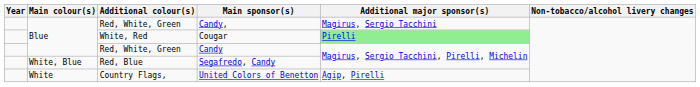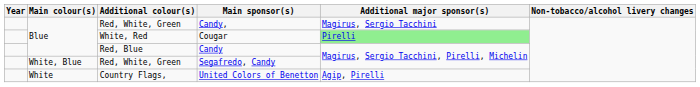(140, 50) Red, White, Green -> (121, 50) Red, Blue
(121, 62) Red, Blue -> (140, 62) Red, White, Green
